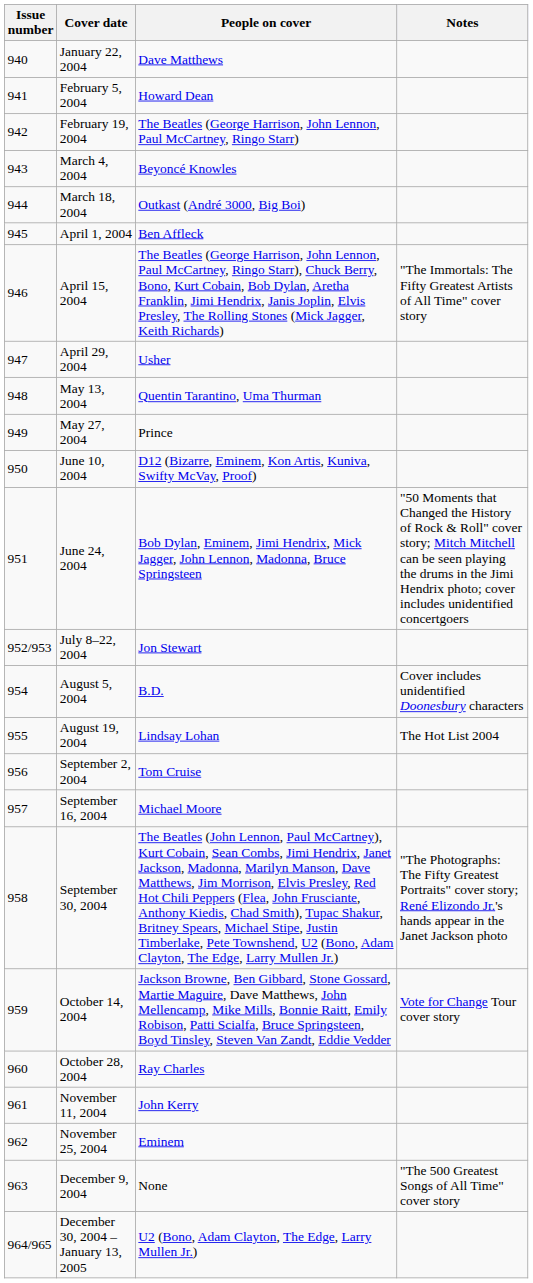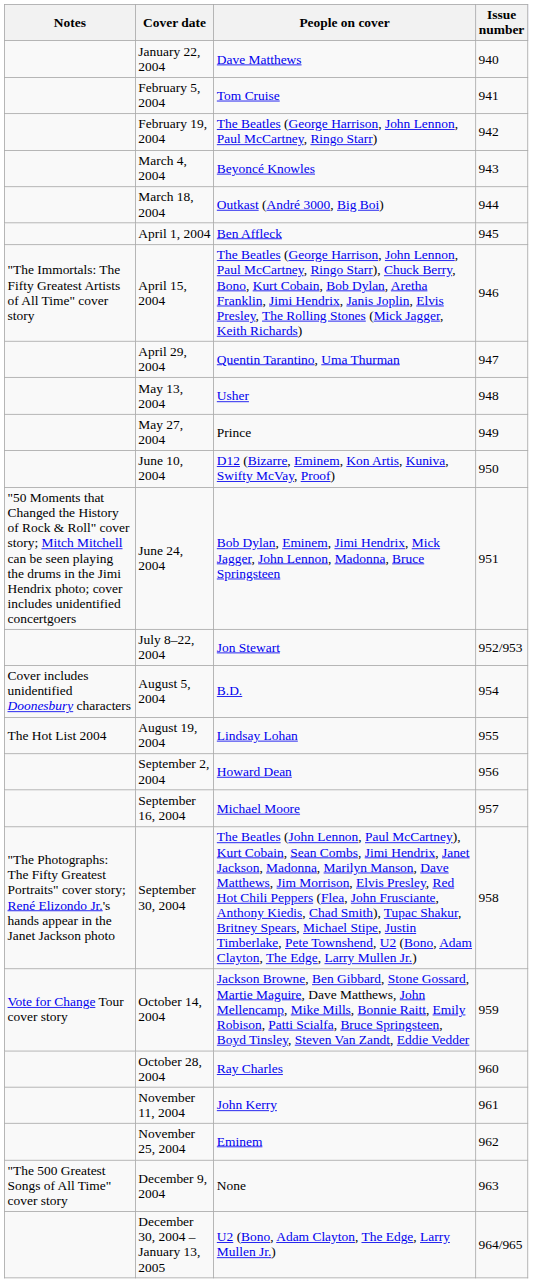columns swapped: (31, 22) <-> (462, 22)
(176, 95) Howard Dean -> (248, 95) Tom Cruise
(154, 359) Usher -> (308, 359) Quentin Tarantino, Uma Thurman
(230, 395) Quentin Tarantino, Uma Thurman -> (233, 395) Usher
(170, 771) Tom Cruise -> (254, 771) Howard Dean
